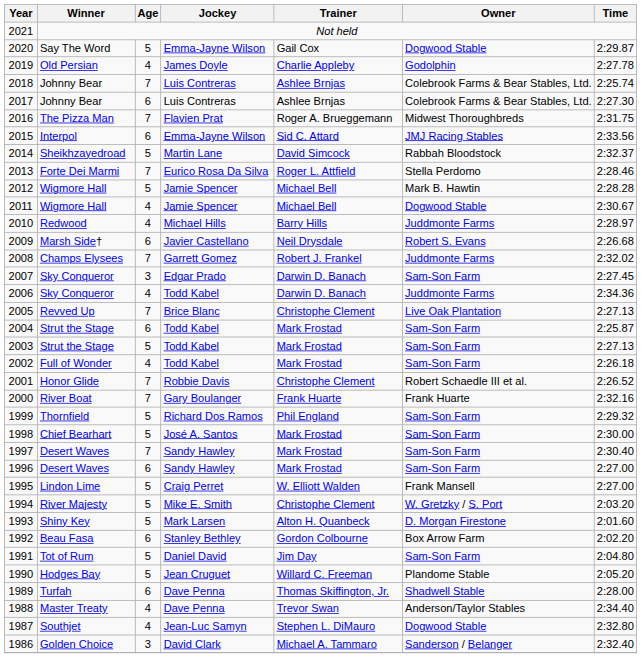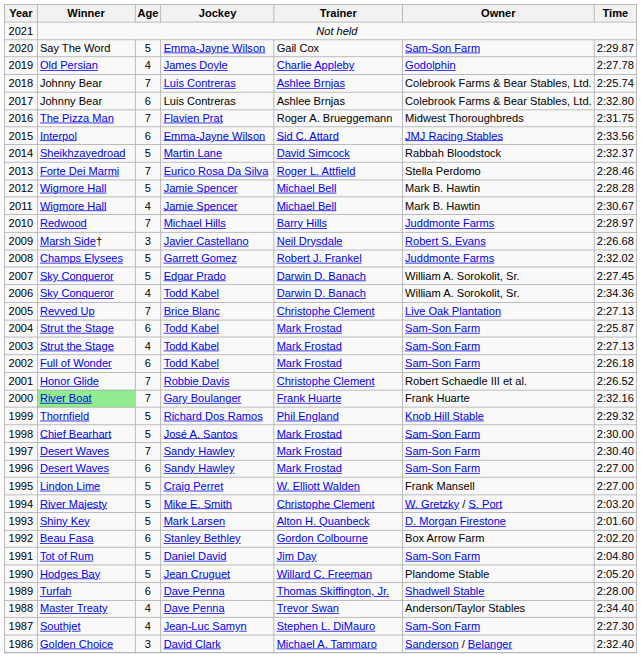(446, 49) Dogwood Stable -> (443, 49) Sam-Son Farm
(615, 101) 2:27.30 -> (615, 101) 2:32.80
(446, 206) Dogwood Stable -> (443, 206) Mark B. Hawtin
(148, 224) 4 -> (148, 224) 7
(148, 241) 6 -> (148, 241) 3
(148, 259) 7 -> (148, 259) 5
(148, 276) 3 -> (148, 276) 5
(443, 276) Sam-Son Farm -> (462, 276) William A. Sorokolit, Sr.
(450, 294) Juddmonte Farms -> (462, 294) William A. Sorokolit, Sr.
(148, 346) 5 -> (148, 346) 4
(148, 364) 4 -> (148, 364) 6
(66, 399) no background -> (66, 399) lightgreen background
(443, 416) Sam-Son Farm -> (444, 416) Knob Hill Stable
(446, 627) Dogwood Stable -> (443, 627) Sam-Son Farm
(615, 627) 2:32.80 -> (615, 627) 2:27.30
